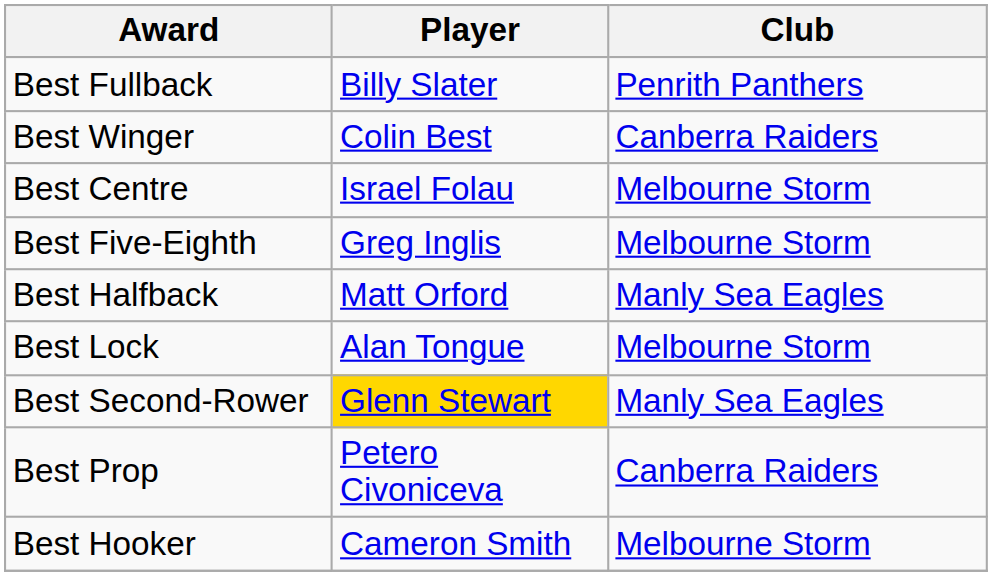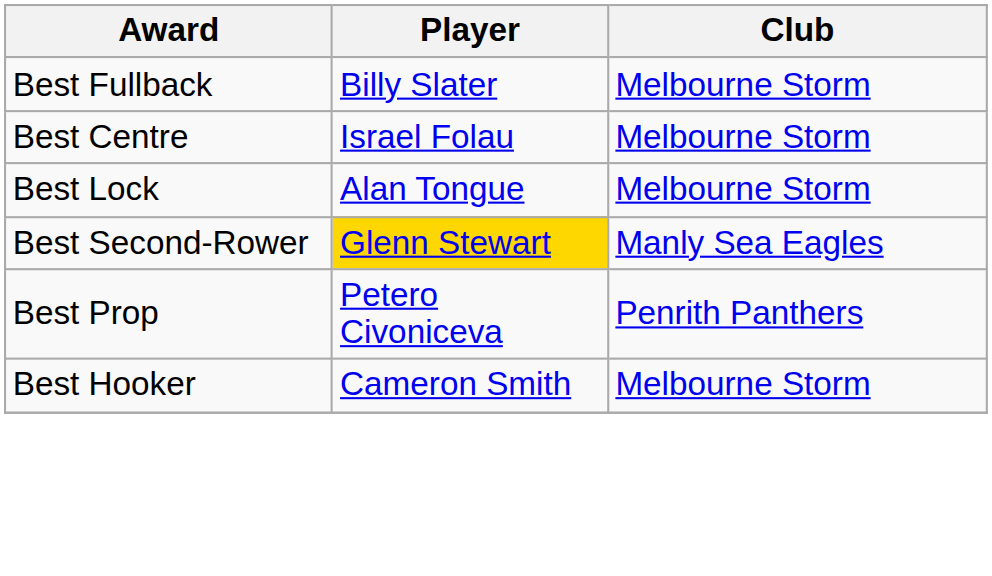(739, 83) Penrith Panthers -> (743, 83) Melbourne Storm
- row: (103, 136)
- row: (135, 242)
- row: (115, 294)
(747, 471) Canberra Raiders -> (739, 313) Penrith Panthers
